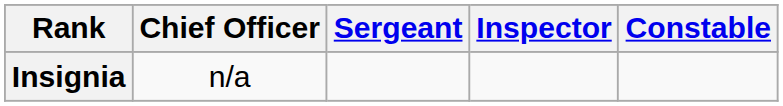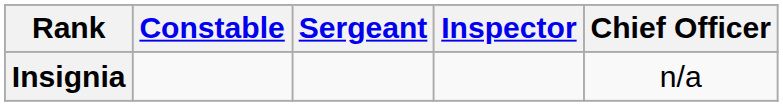columns swapped: (698, 28) <-> (230, 28)
